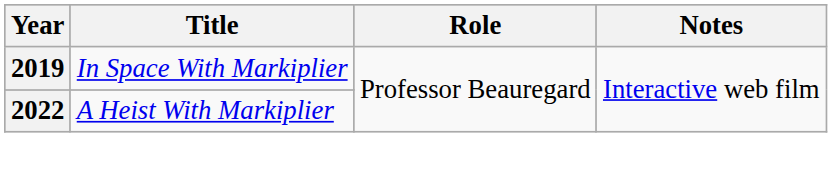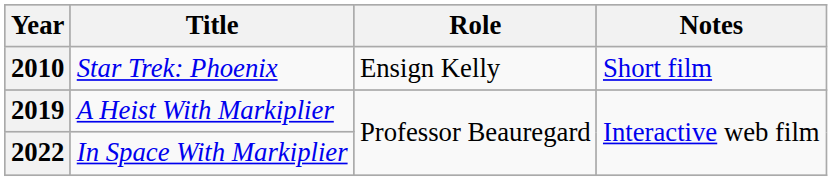+ row: (38, 68)
(212, 68) In Space With Markiplier -> (205, 110) A Heist With Markiplier
(205, 110) A Heist With Markiplier -> (212, 152) In Space With Markiplier
